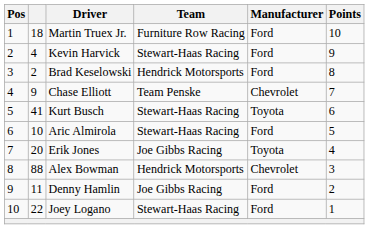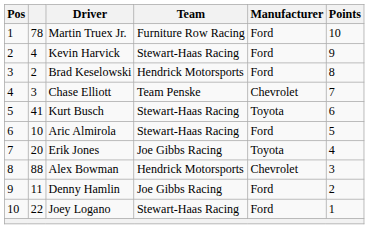(37, 33) 18 -> (37, 33) 78
(34, 91) 9 -> (34, 91) 3
